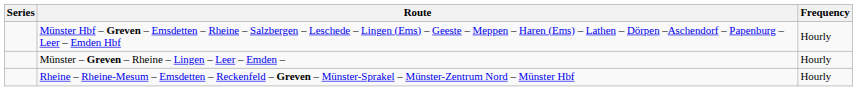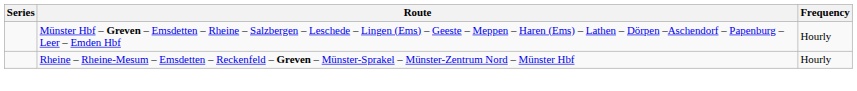- row: (162, 59)
